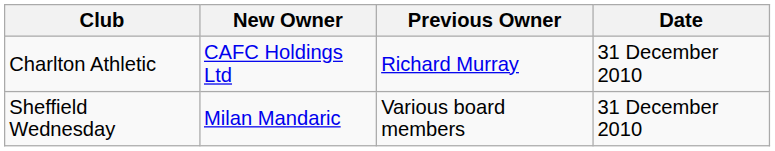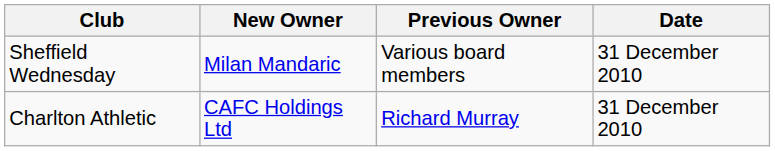rows swapped: (83, 63) <-> (62, 118)
